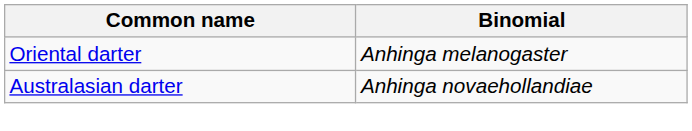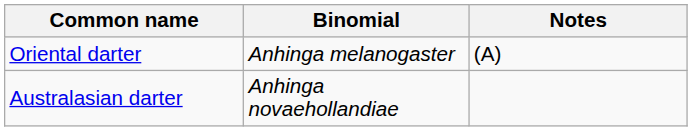+ column: (578, 20)
